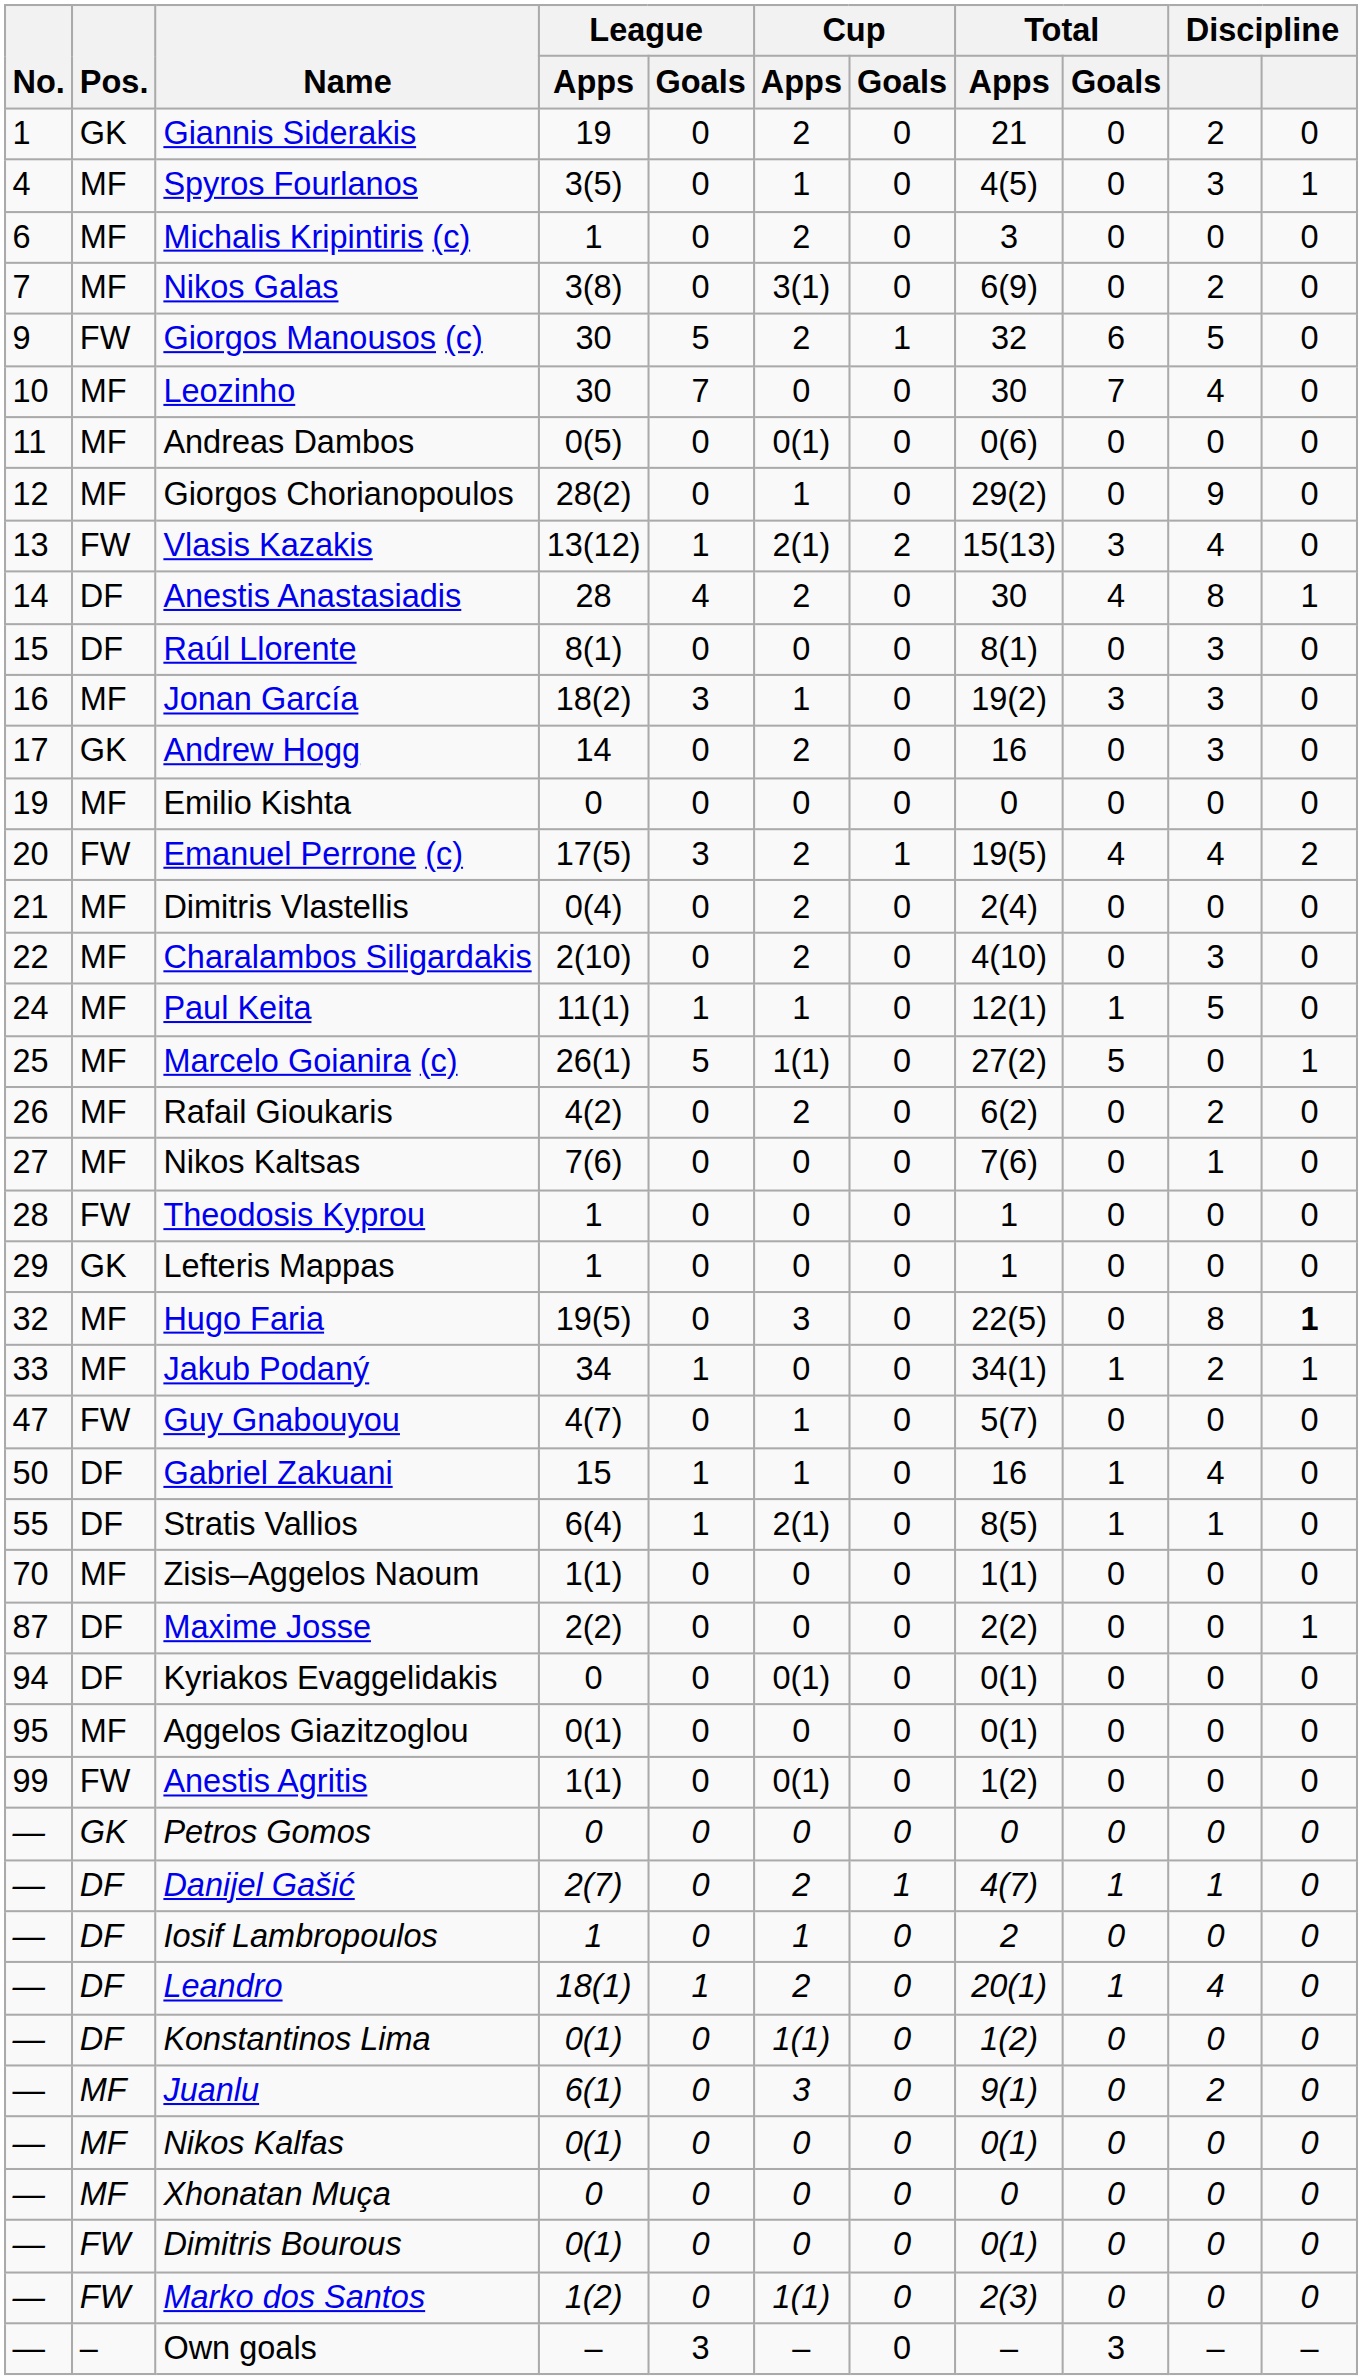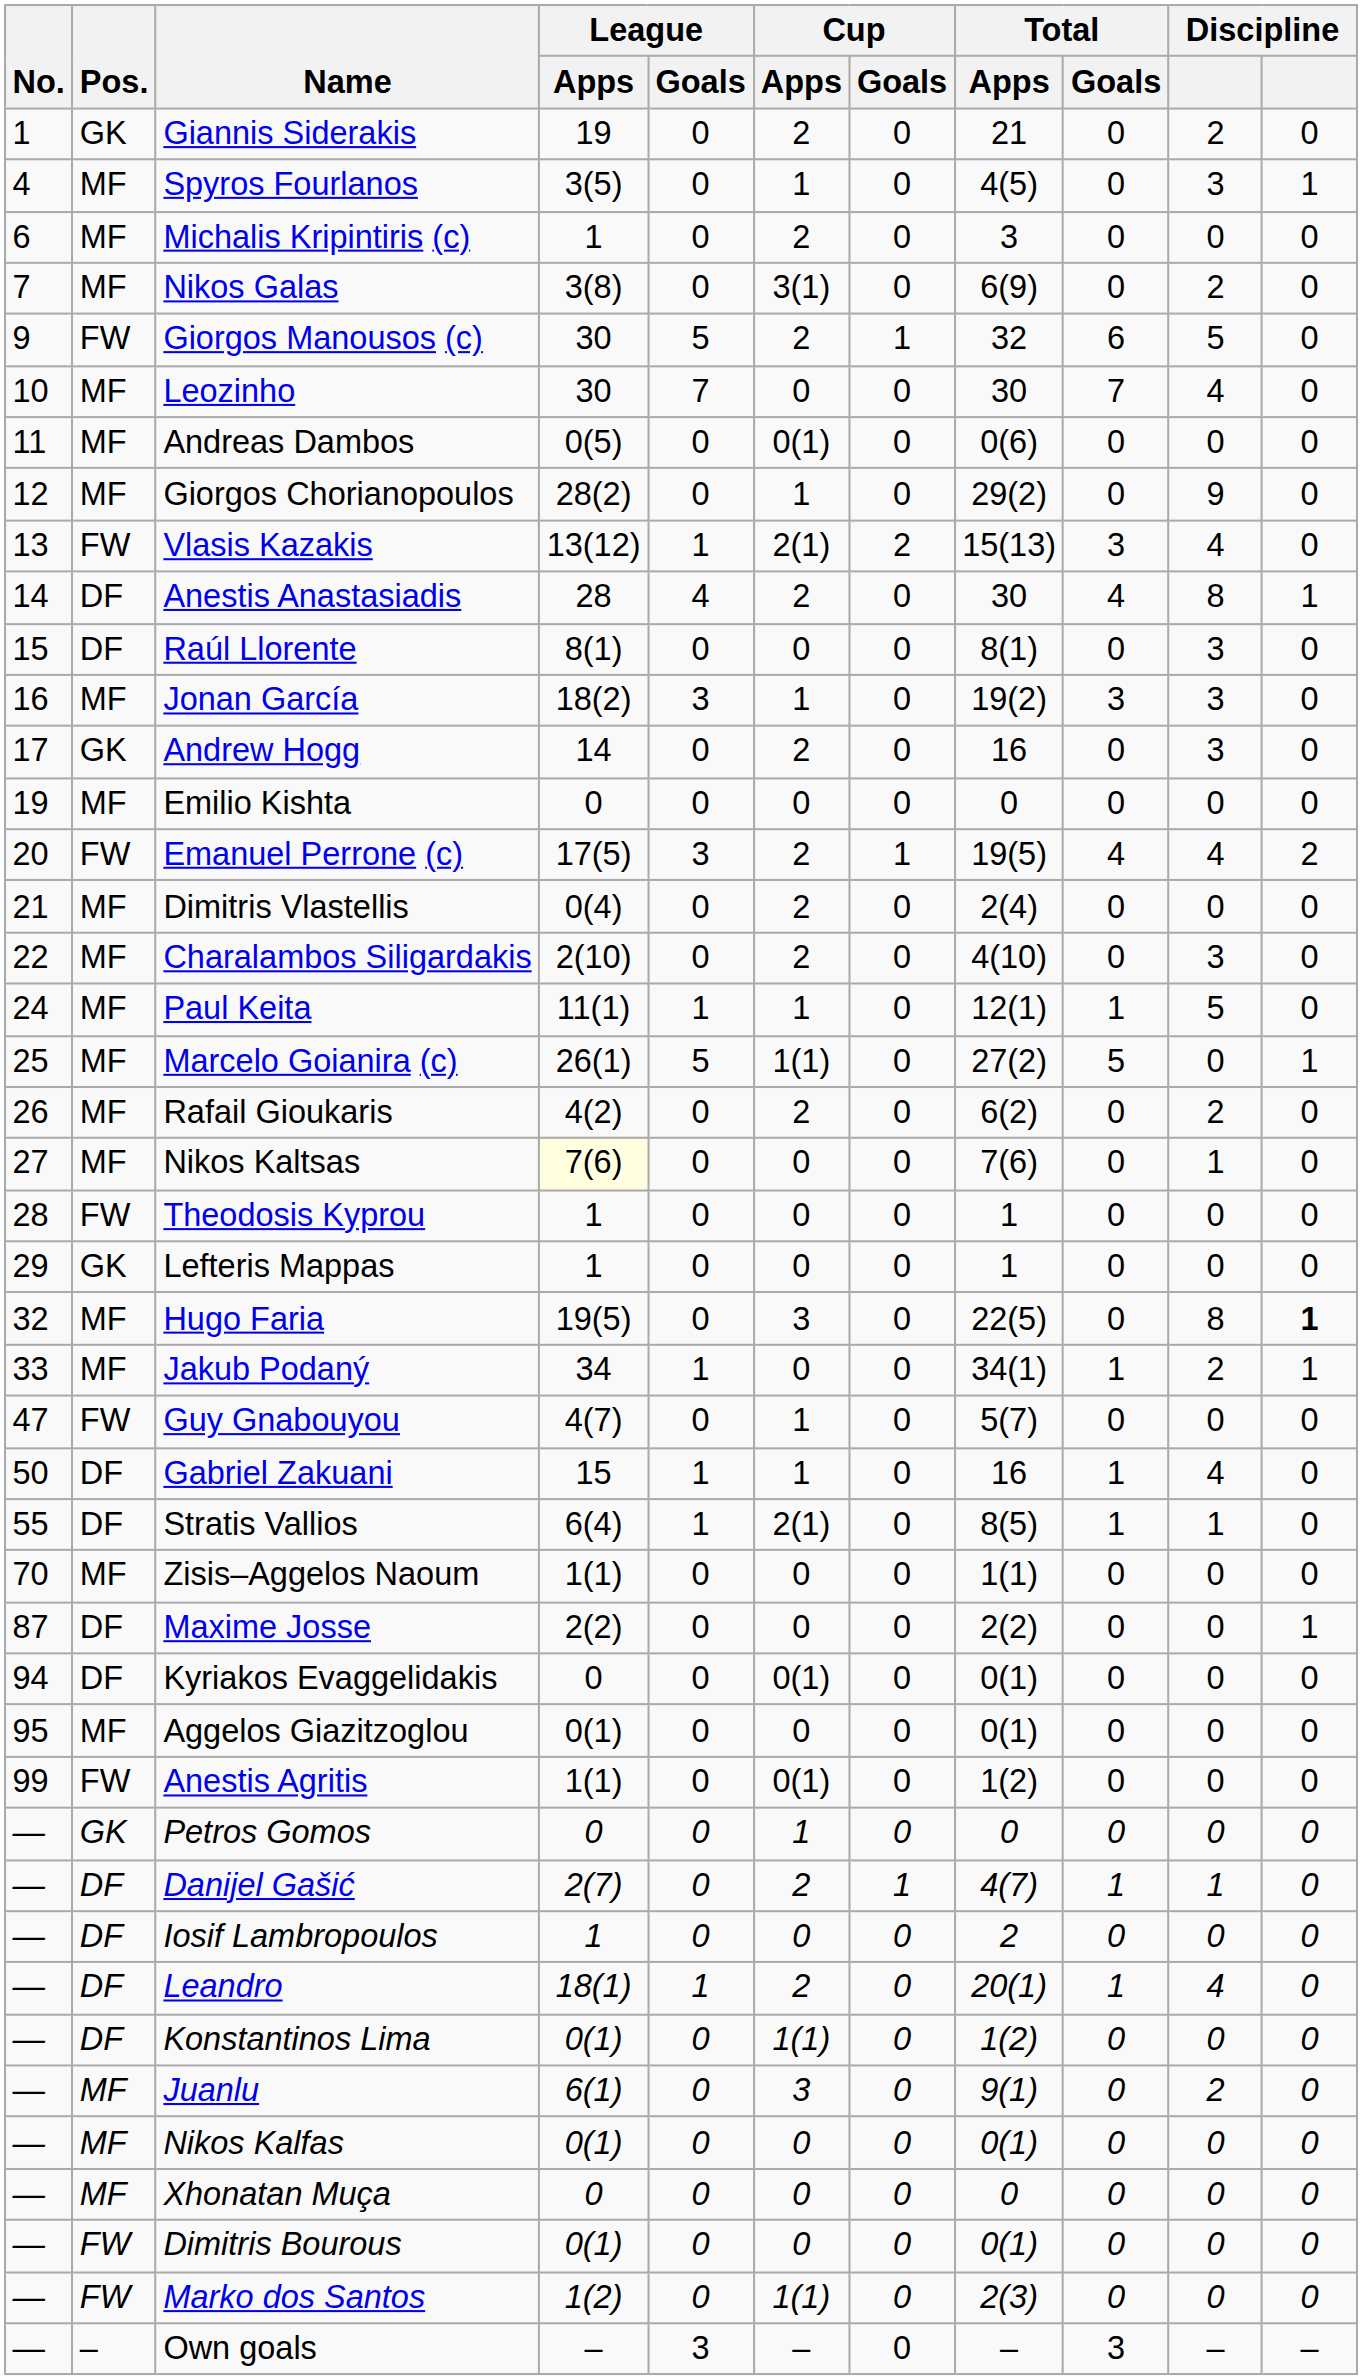(594, 1163) no background -> (594, 1163) lightyellow background
(801, 1833) 0 -> (801, 1833) 1
(801, 1936) 1 -> (801, 1936) 0
